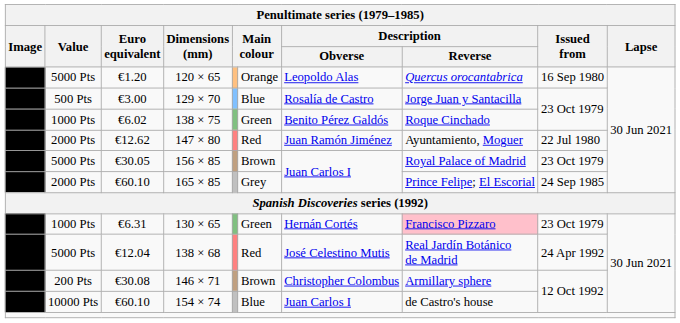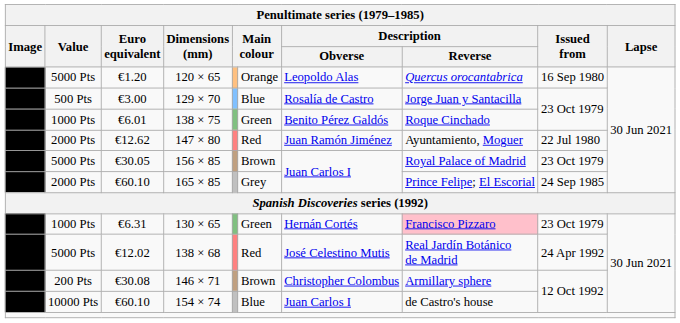(132, 119) €6.02 -> (132, 119) €6.01
(132, 252) €12.04 -> (132, 252) €12.02
